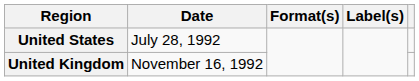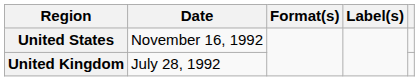(176, 40) July 28, 1992 -> (197, 40) November 16, 1992
(197, 64) November 16, 1992 -> (176, 64) July 28, 1992
